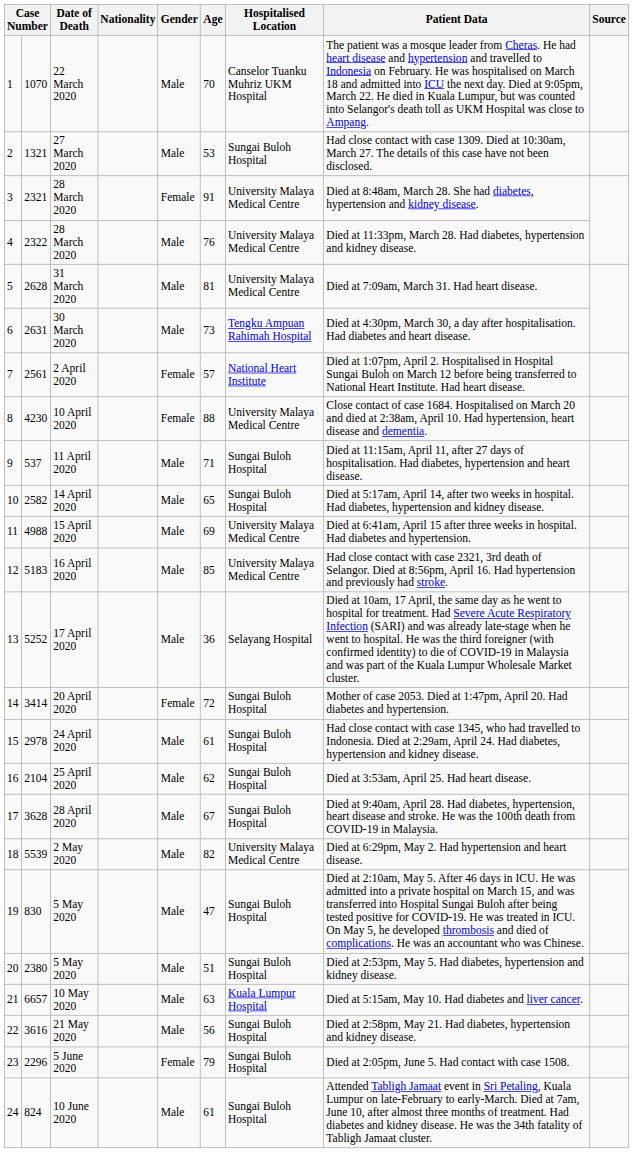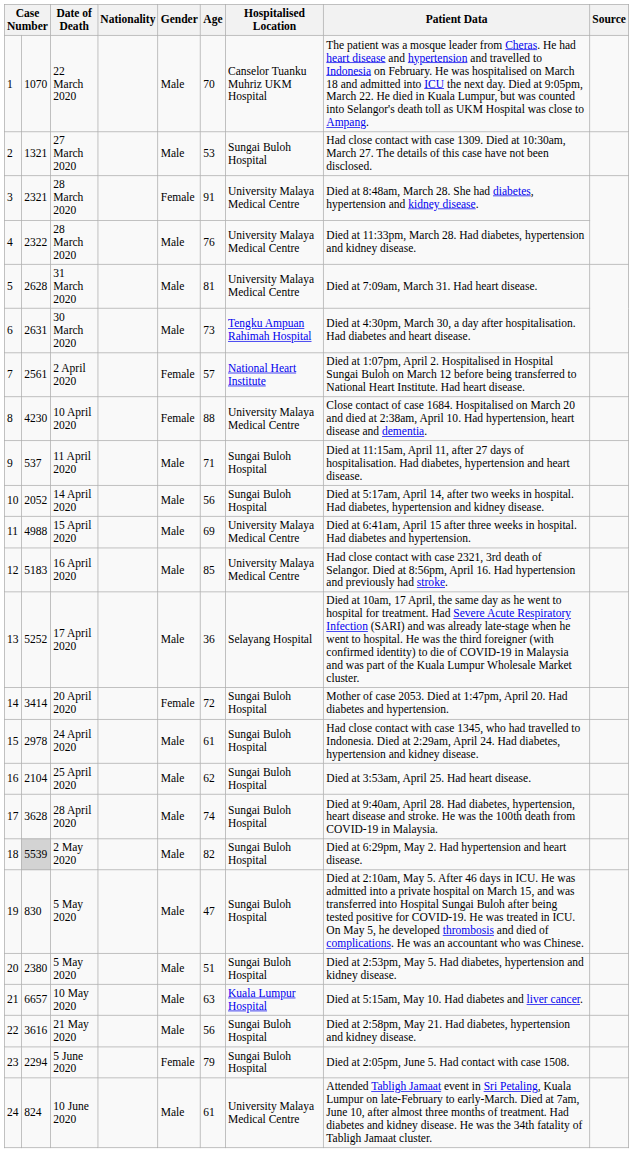(36, 500) 2582 -> (36, 500) 2052
(209, 500) 65 -> (209, 500) 56
(209, 816) 67 -> (209, 816) 74
(36, 854) no background -> (36, 854) lightgrey background
(271, 854) University Malaya Medical Centre -> (260, 854) Sungai Buloh Hospital
(36, 1062) 2296 -> (36, 1062) 2294
(260, 1113) Sungai Buloh Hospital -> (271, 1113) University Malaya Medical Centre
